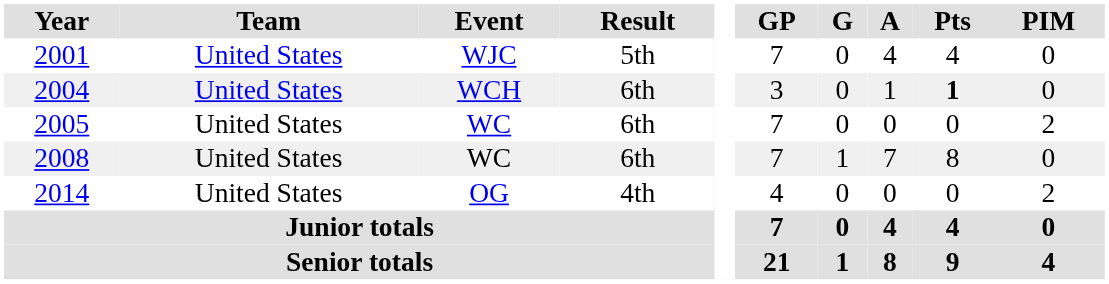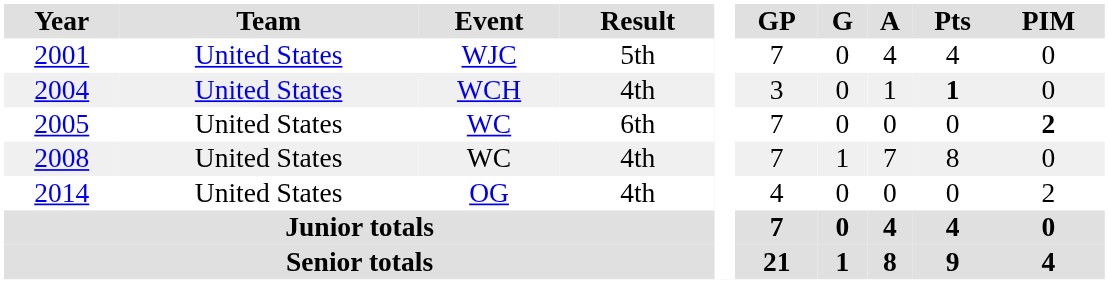(638, 89) 6th -> (638, 89) 4th
(1048, 124) normal -> (1048, 124) bold
(638, 158) 6th -> (638, 158) 4th
